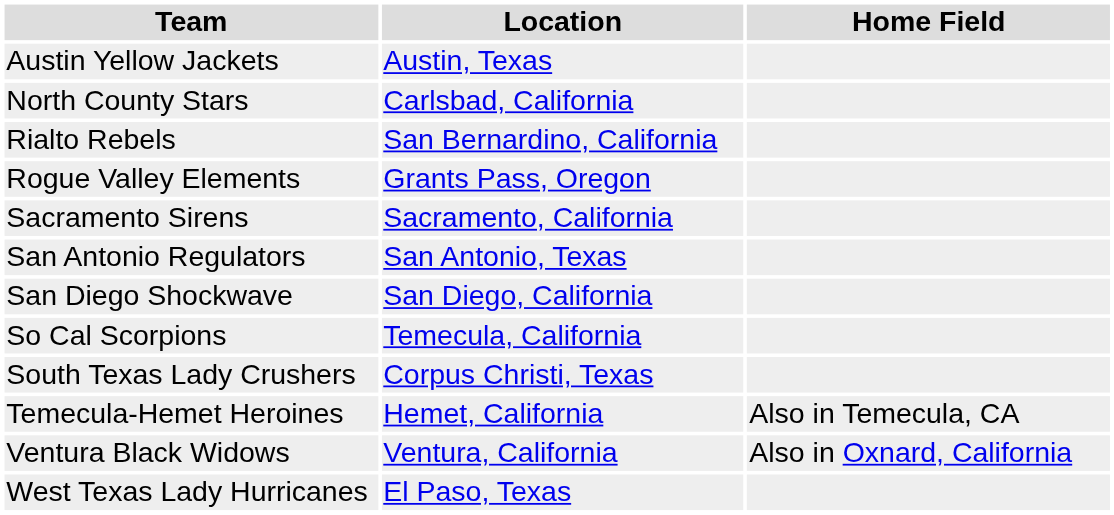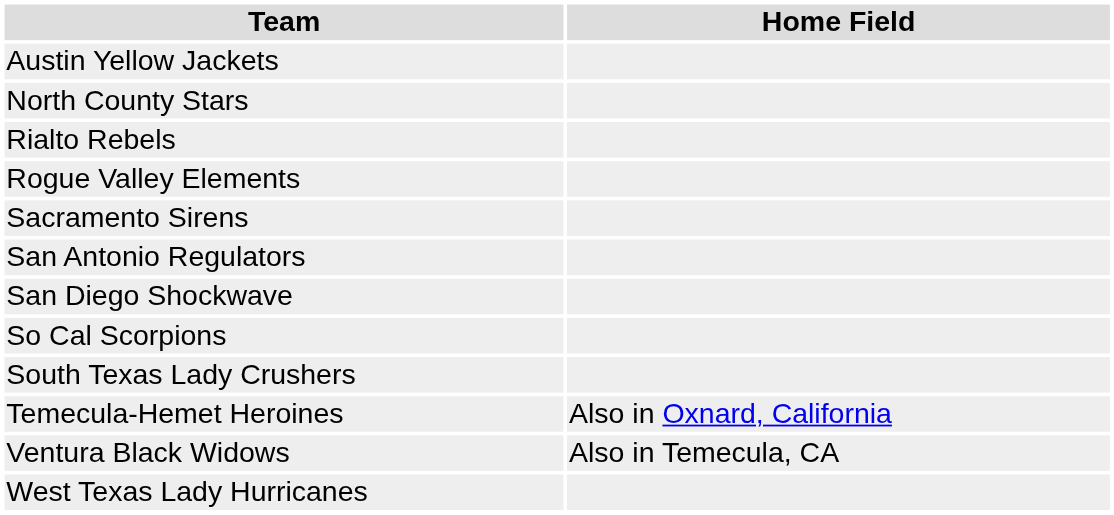- column: (563, 21)
(884, 413) Also in Temecula, CA -> (730, 413) Also in Oxnard, California
(911, 452) Also in Oxnard, California -> (704, 452) Also in Temecula, CA
